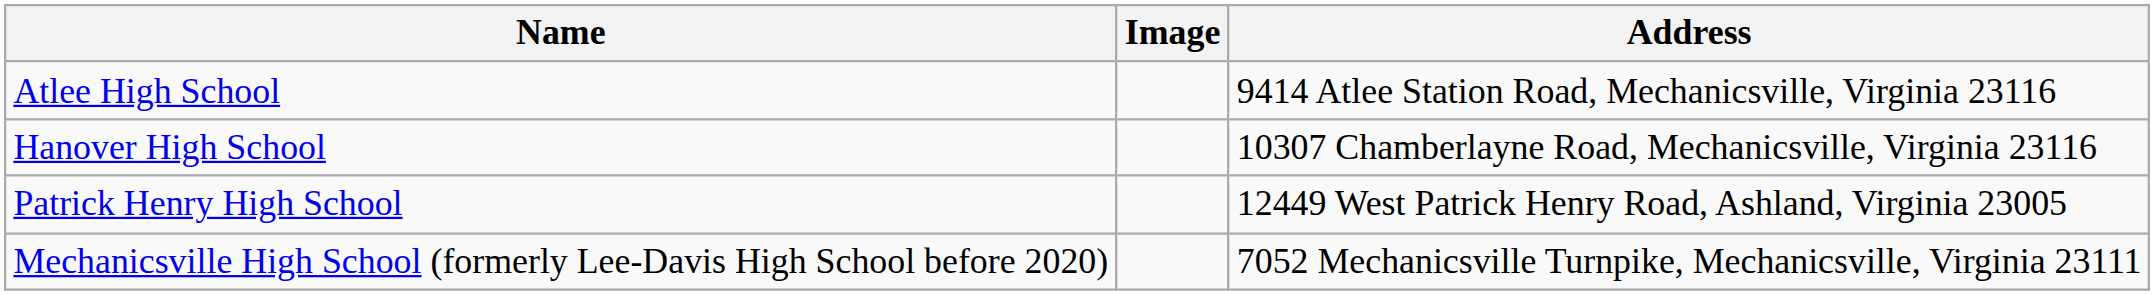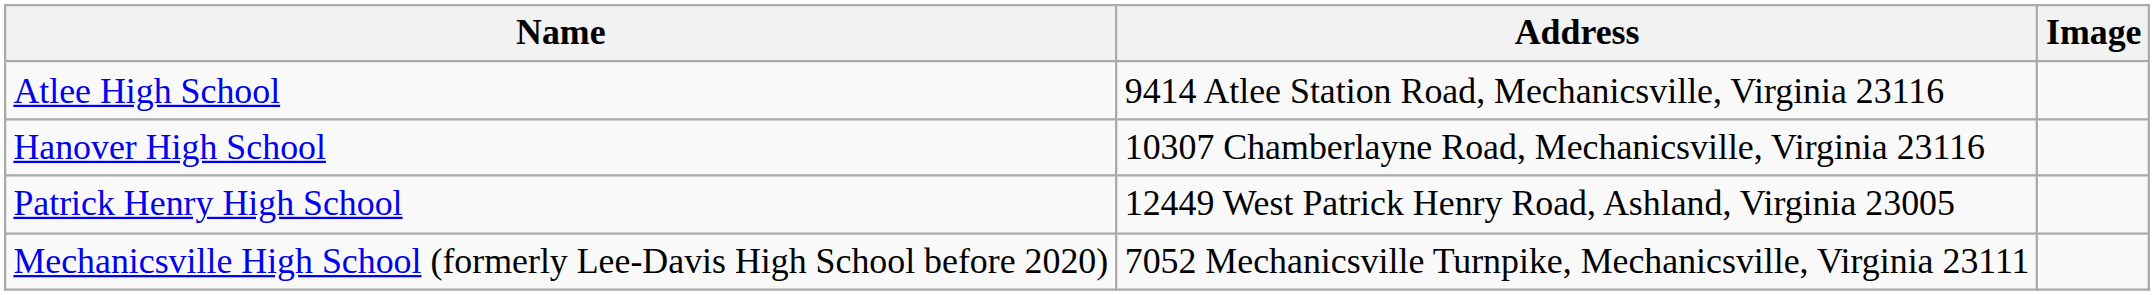columns swapped: (1689, 32) <-> (1173, 32)
